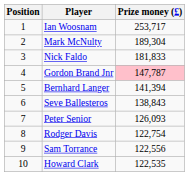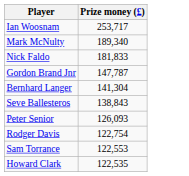- column: (23, 12)
(150, 42) 189,304 -> (113, 42) 189,340
(150, 73) pink background -> (113, 73) no background
(150, 88) 141,394 -> (113, 88) 141,304
(150, 149) 122,556 -> (113, 149) 122,553
